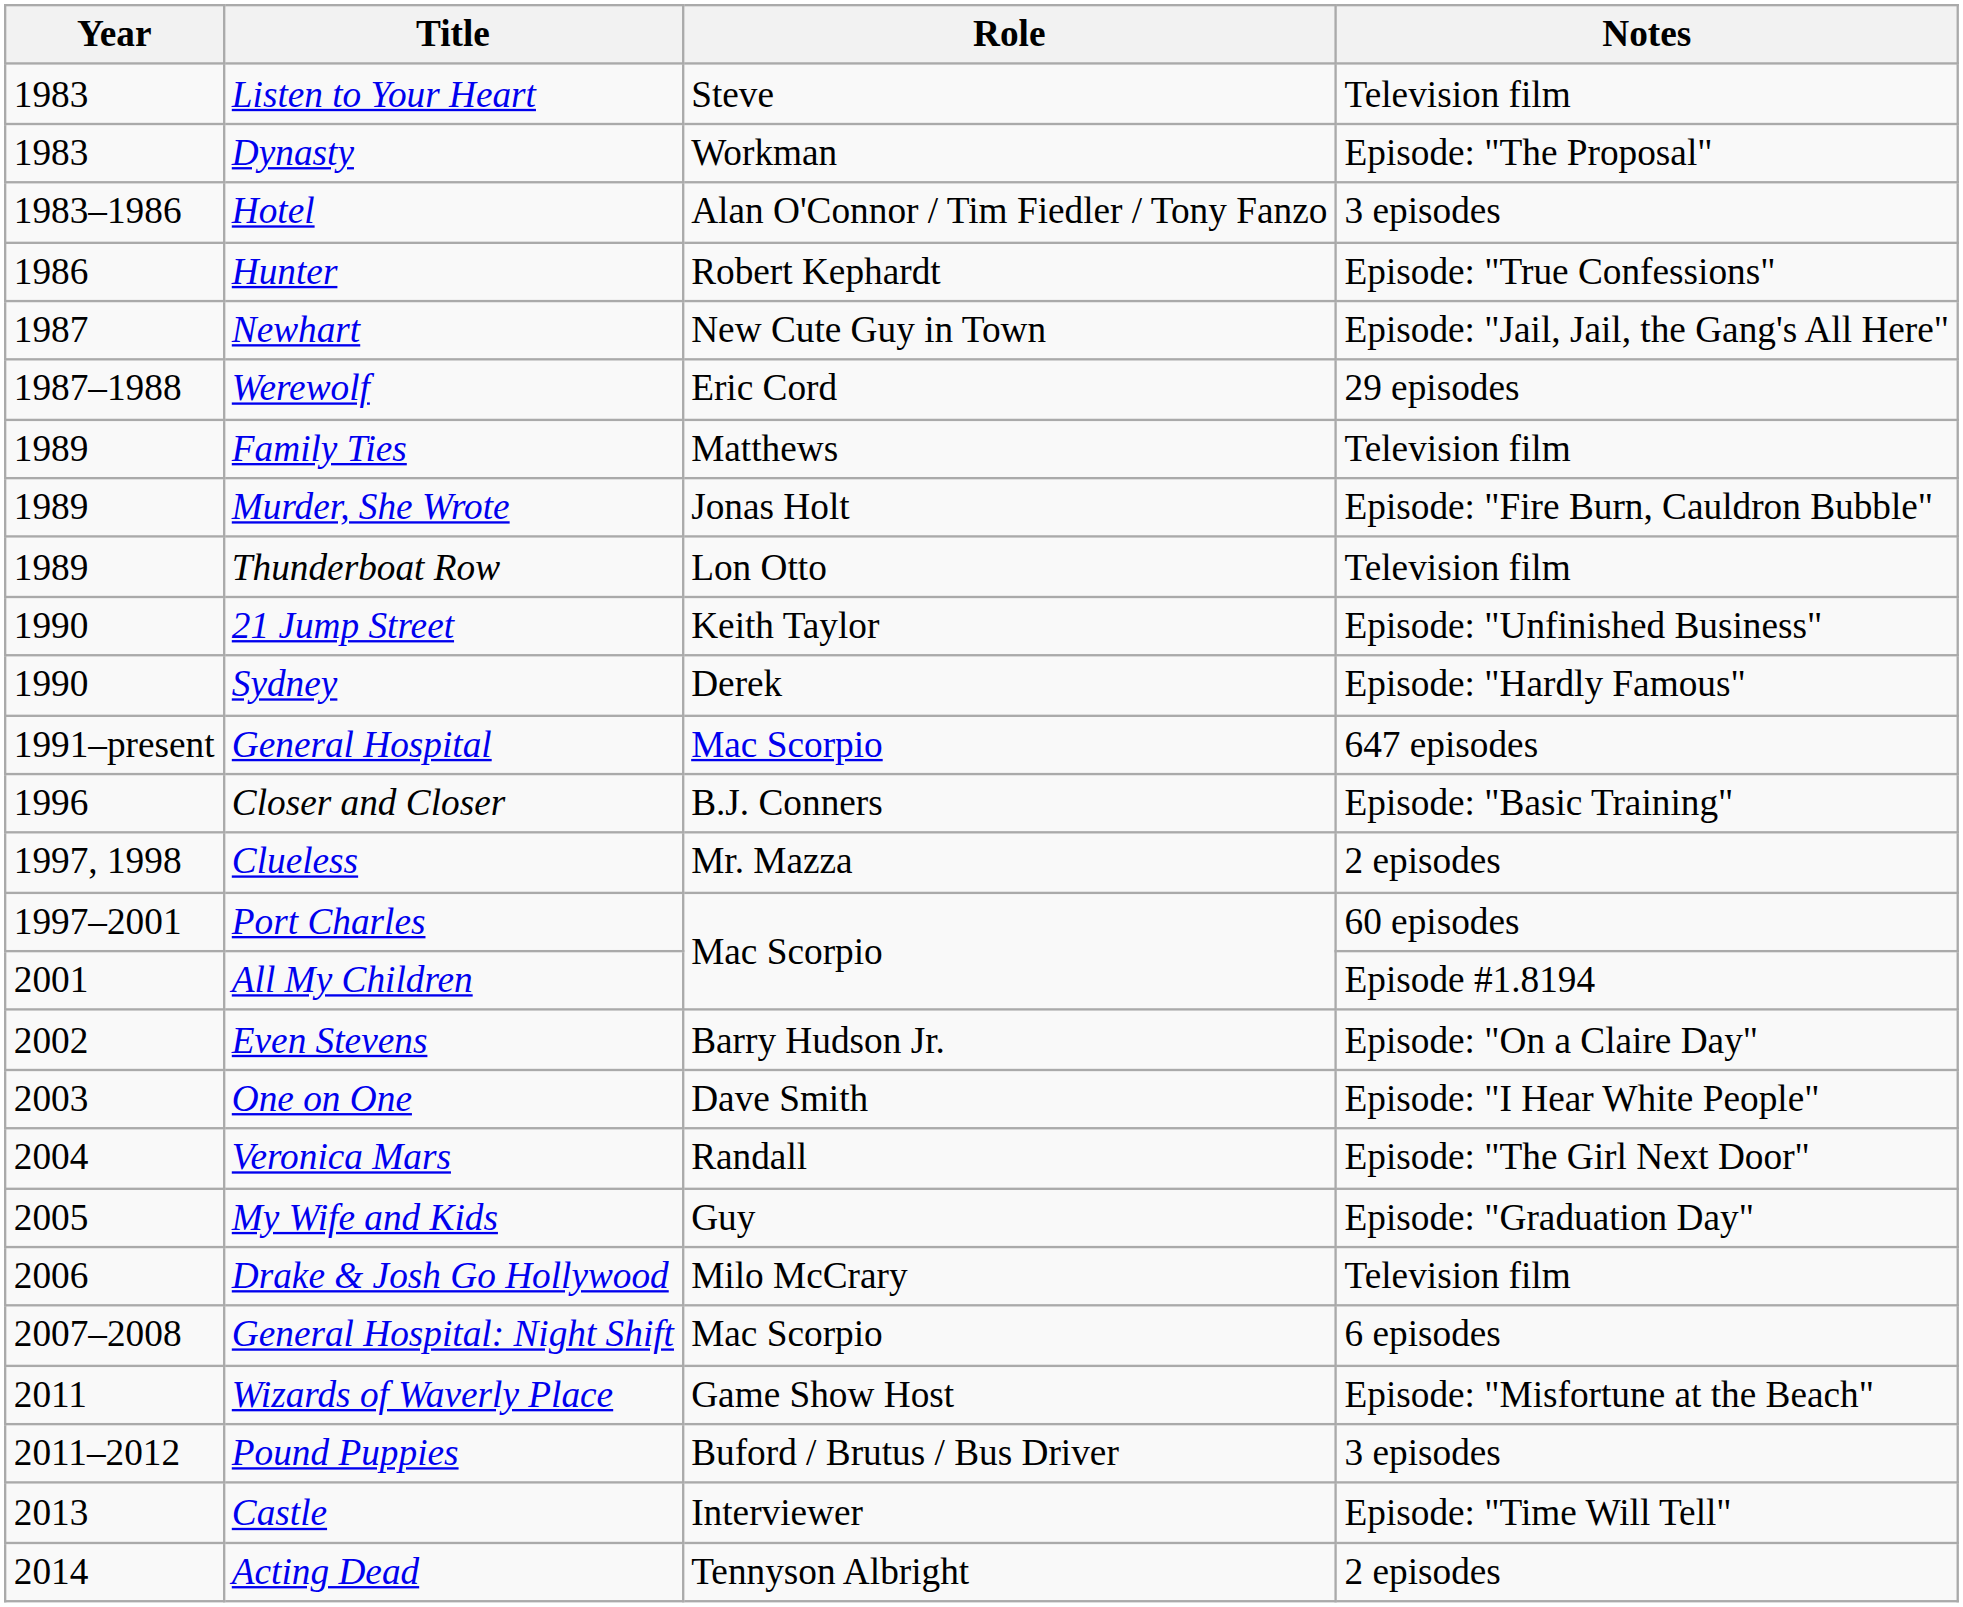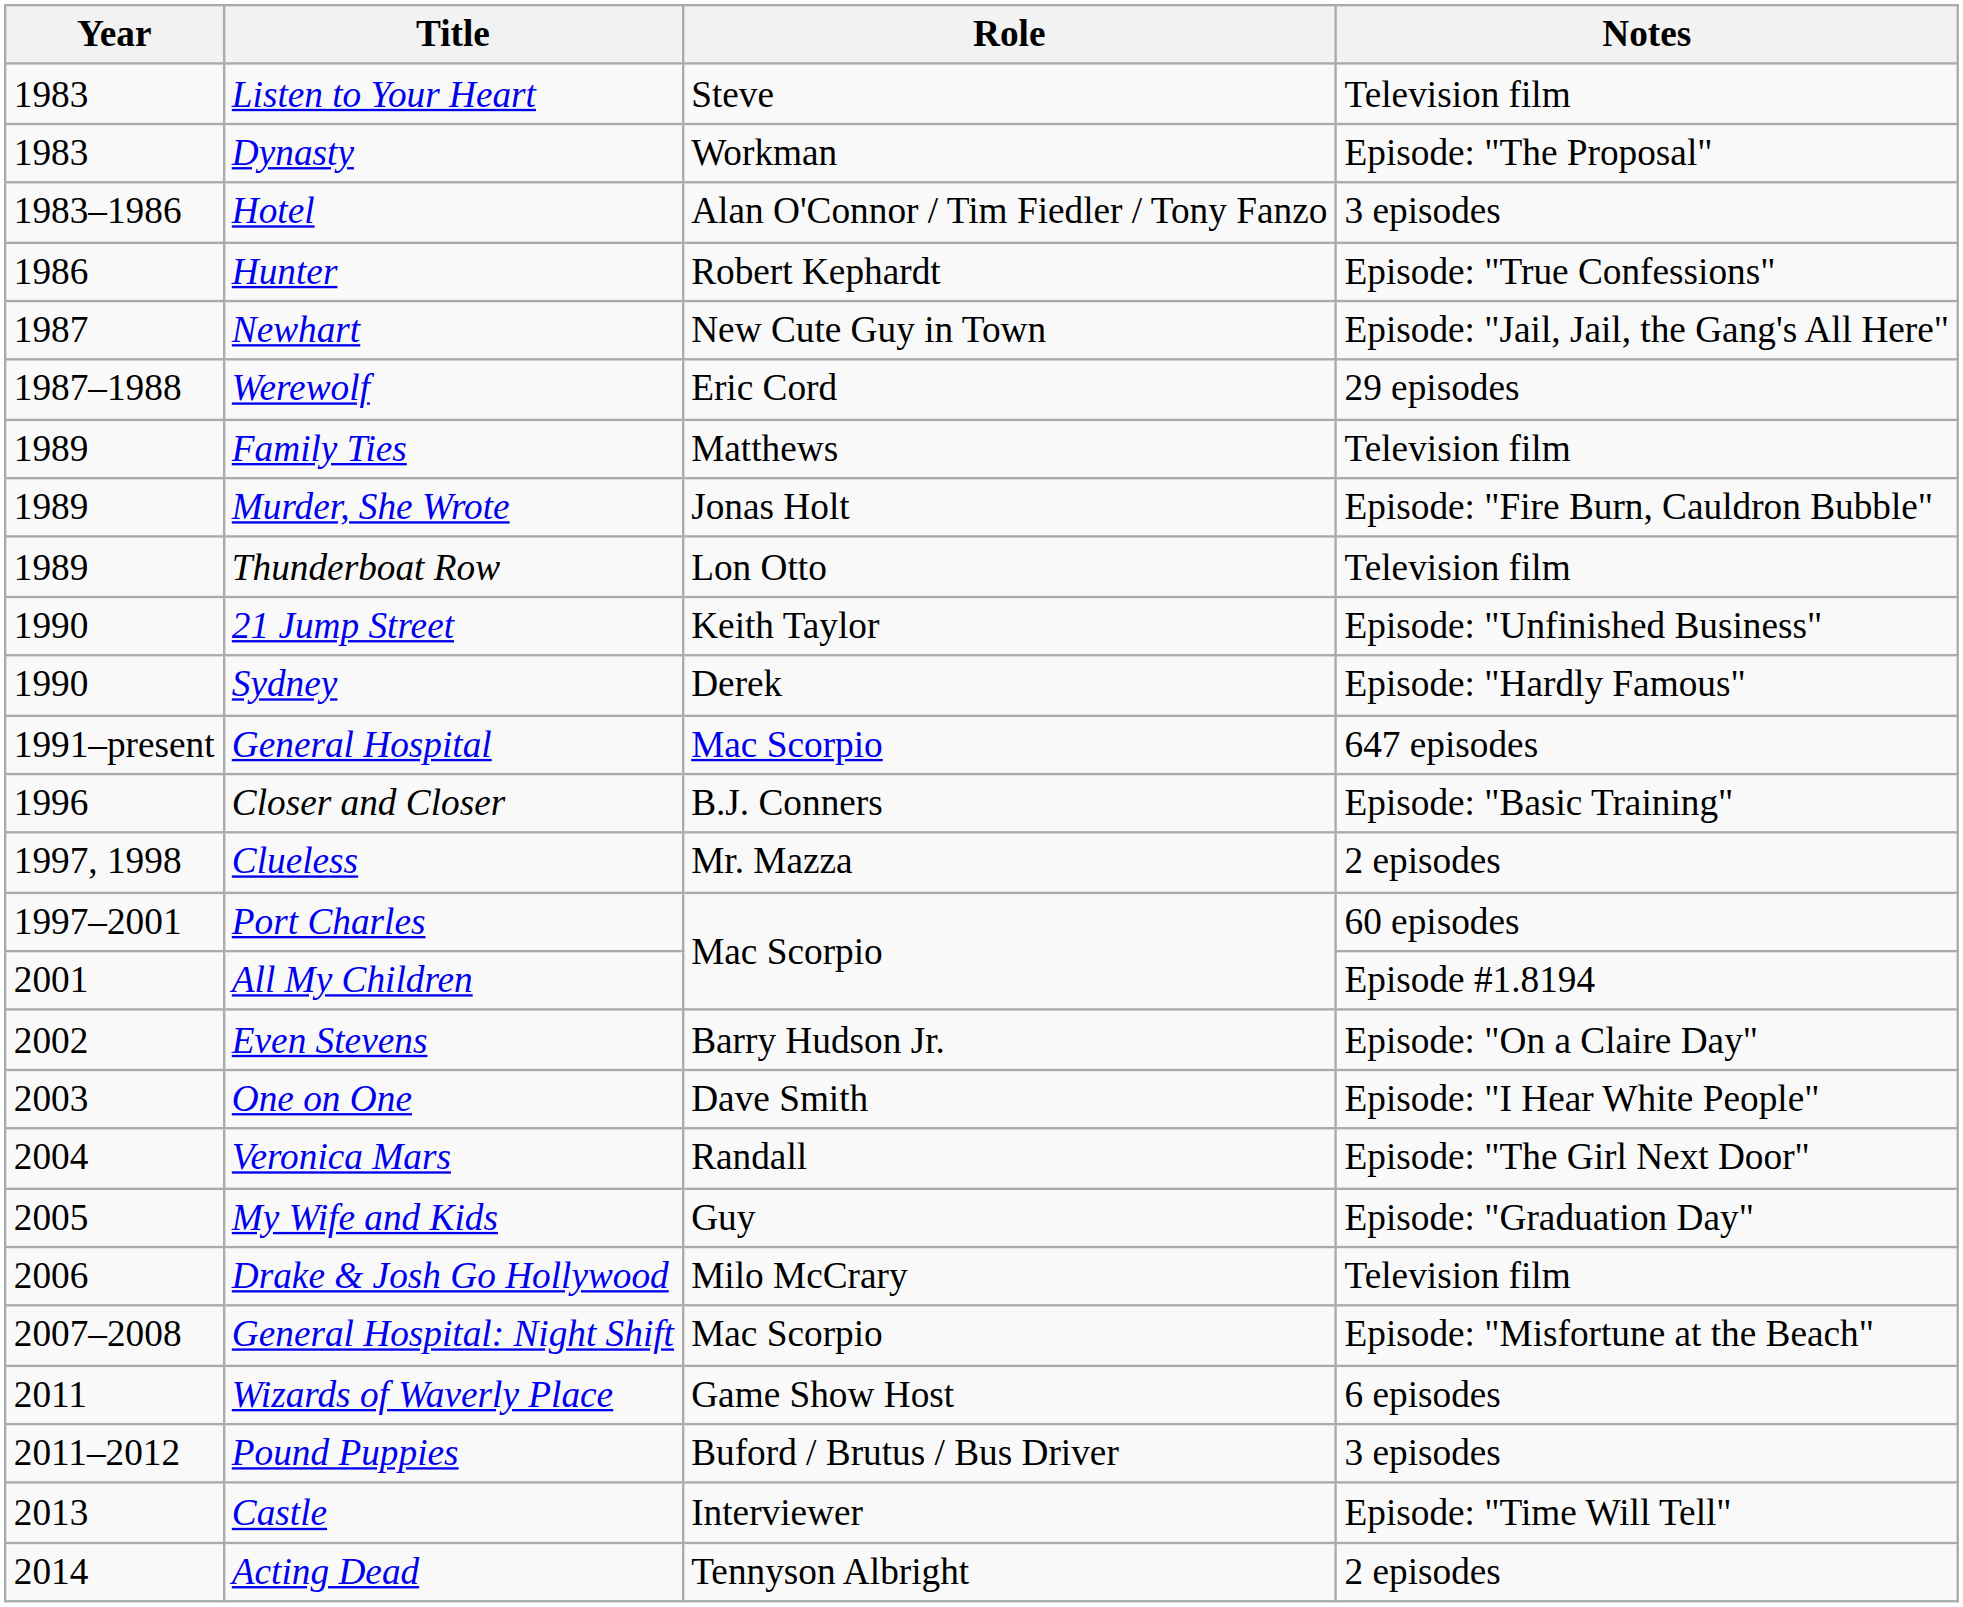(1423, 1334) 6 episodes -> (1609, 1334) Episode: "Misfortune at the Beach"
(1609, 1393) Episode: "Misfortune at the Beach" -> (1423, 1393) 6 episodes
